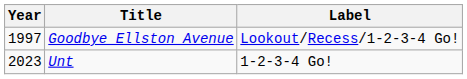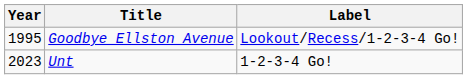(25, 39) 1997 -> (25, 39) 1995
